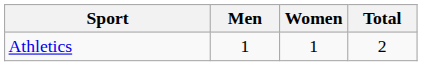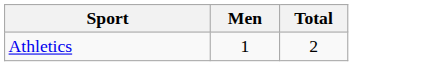- column: (314, 18)
